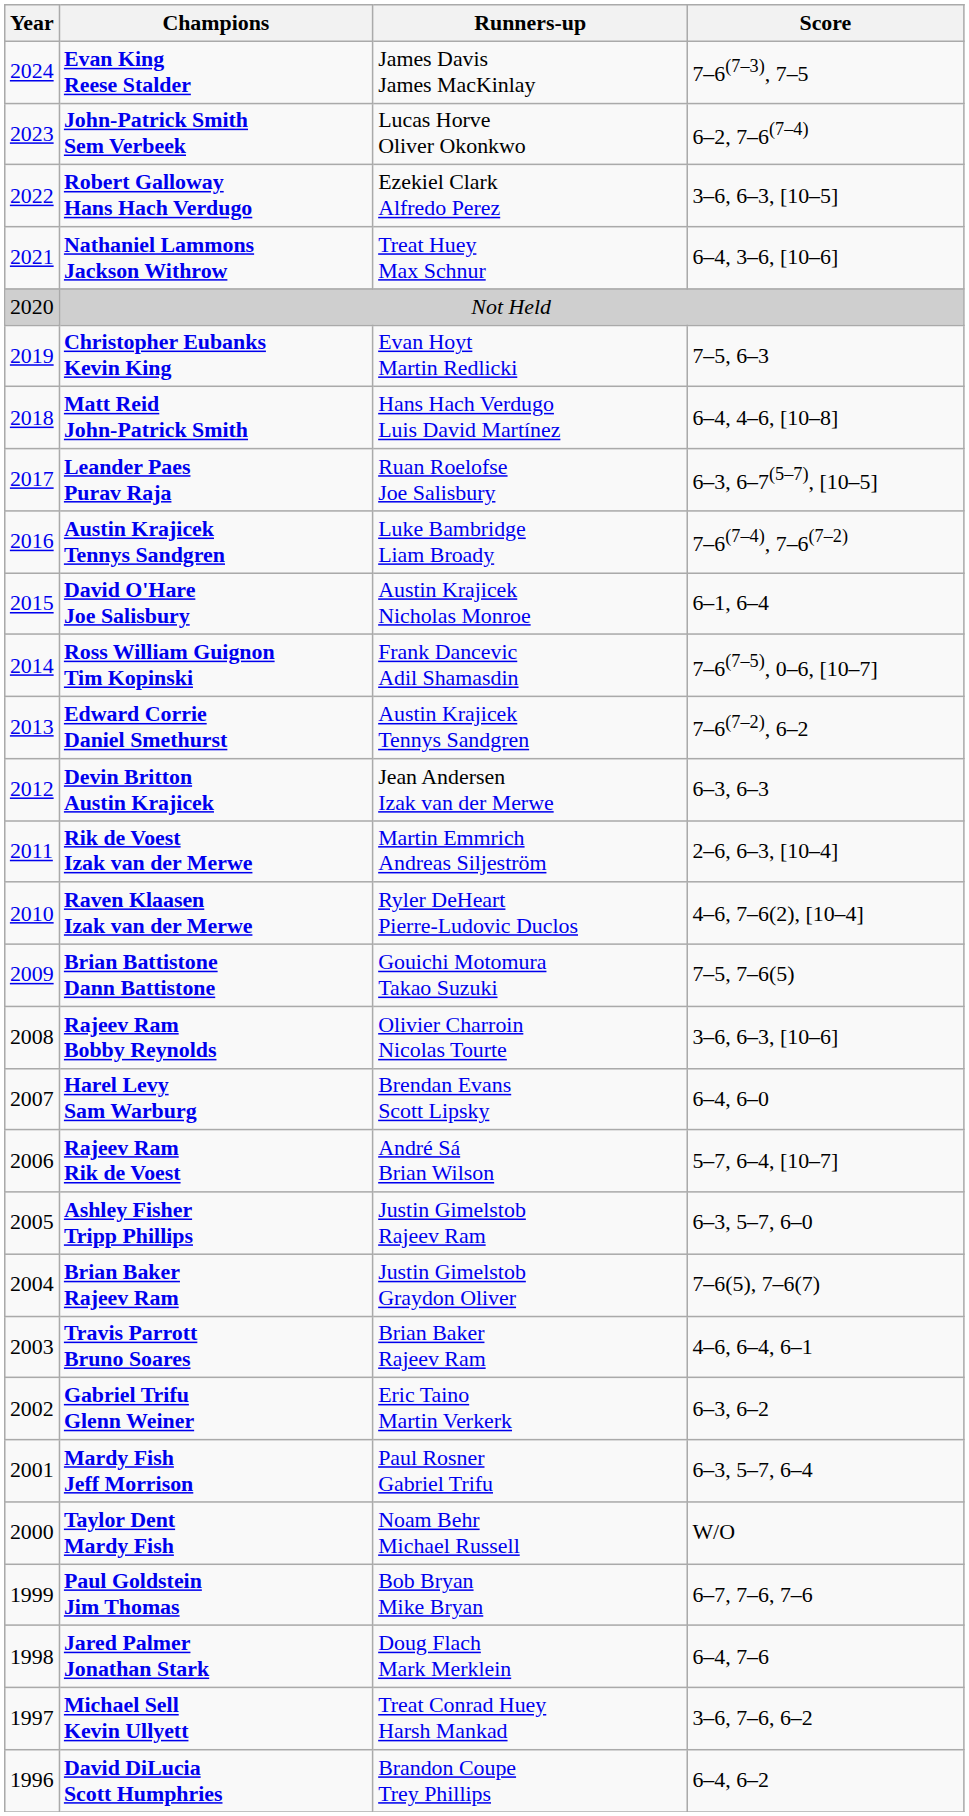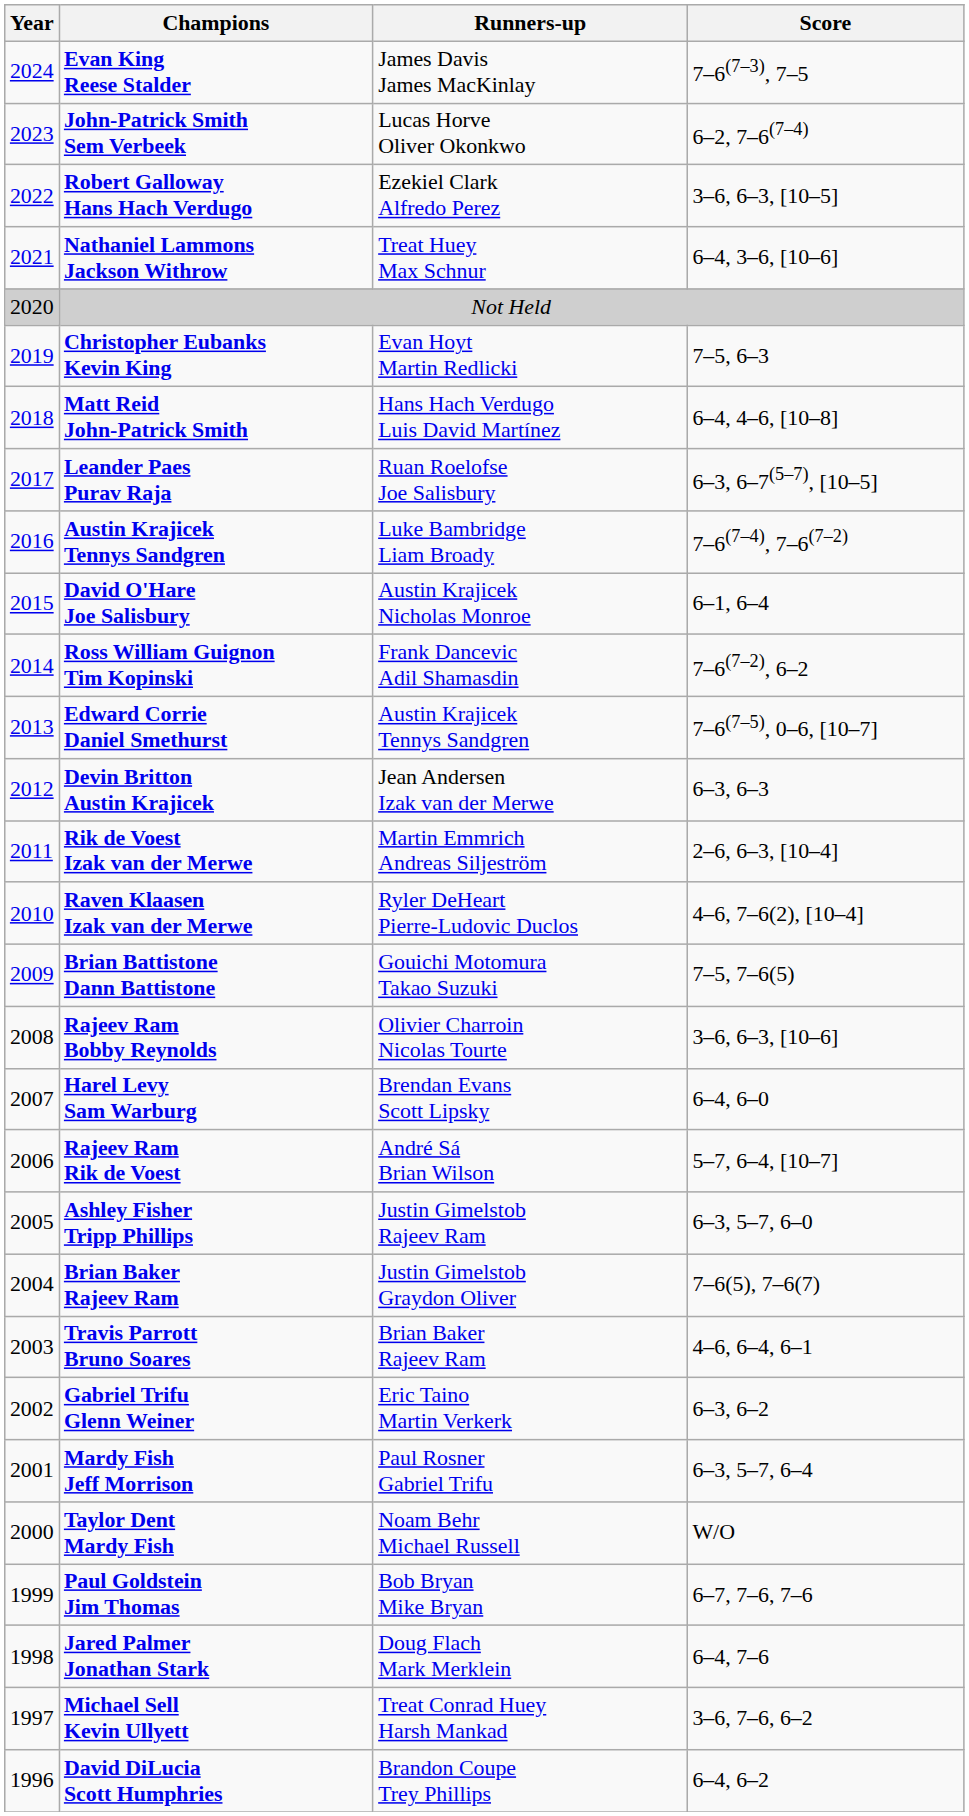(785, 665) 7–6(7–5), 0–6, [10–7] -> (750, 665) 7–6(7–2), 6–2
(750, 727) 7–6(7–2), 6–2 -> (785, 727) 7–6(7–5), 0–6, [10–7]
